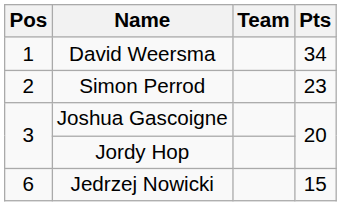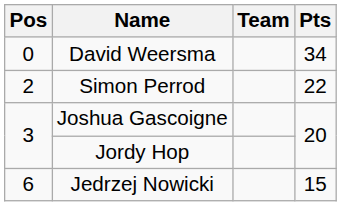(28, 53) 1 -> (28, 53) 0
(315, 86) 23 -> (315, 86) 22
